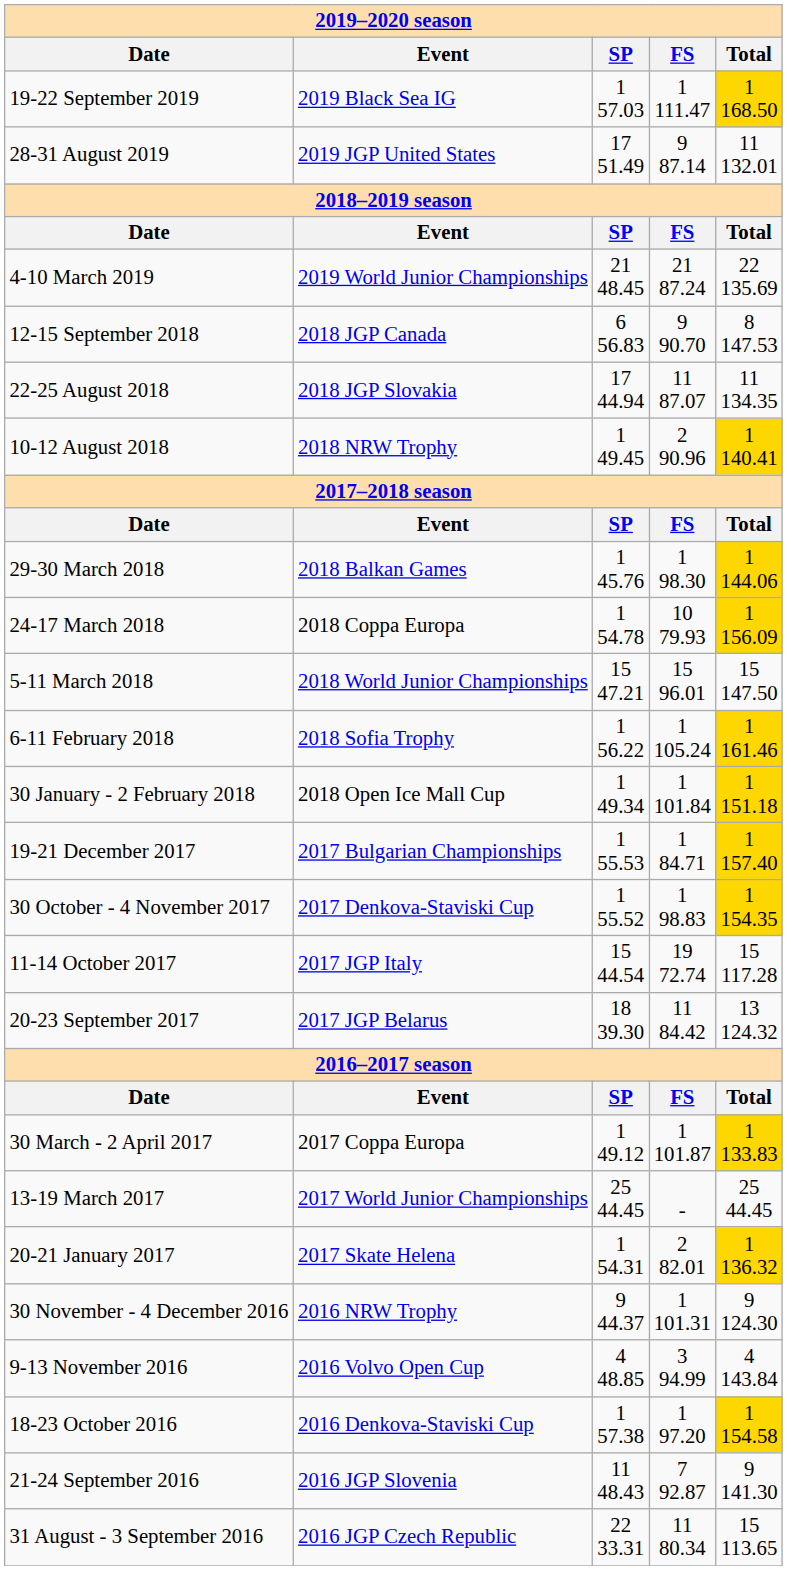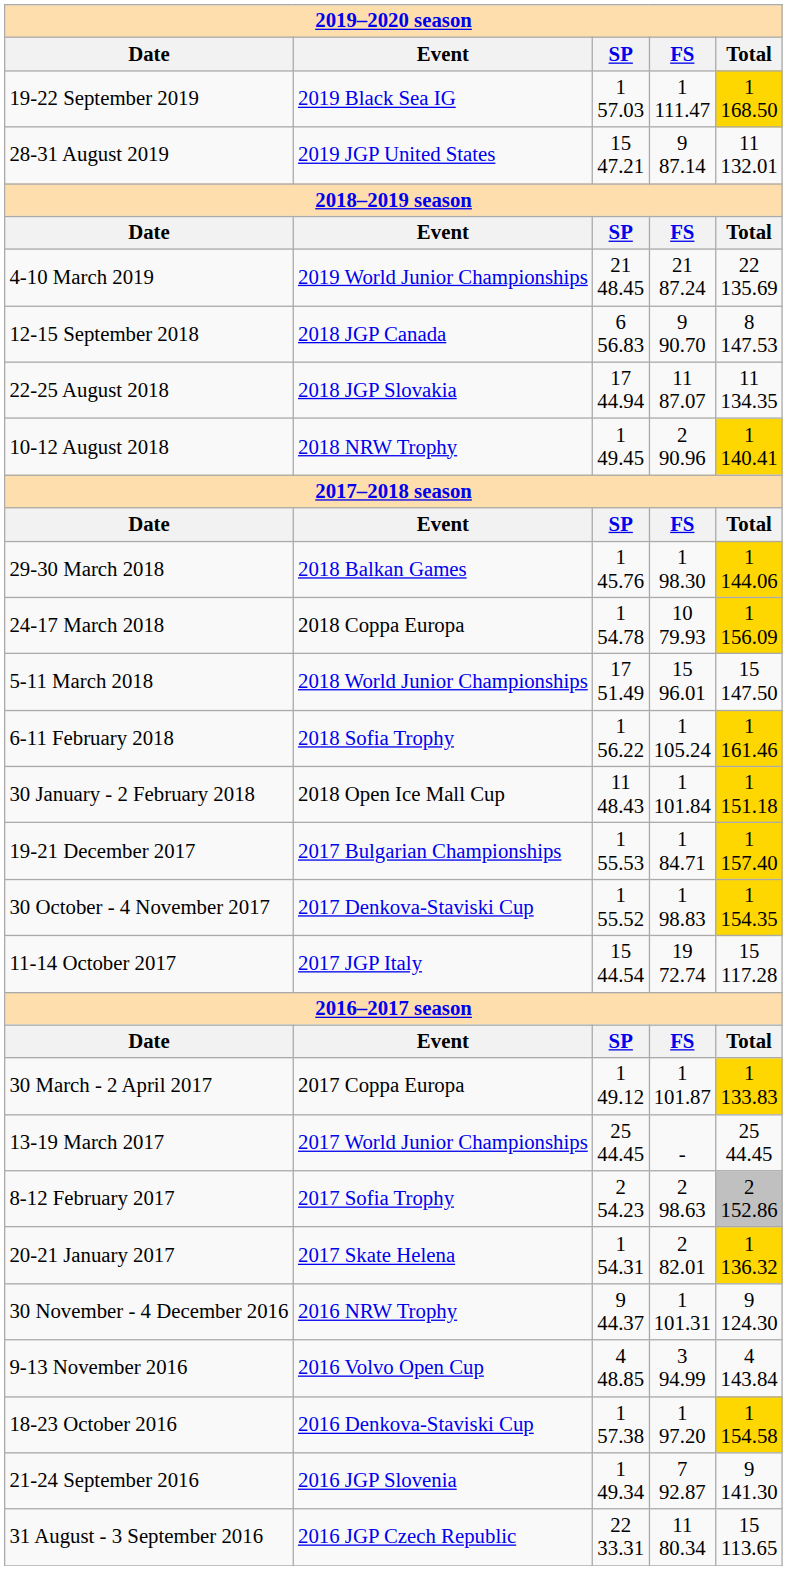(621, 155) 17 51.49 -> (621, 155) 15 47.21
(621, 681) 15 47.21 -> (621, 681) 17 51.49
(621, 794) 1 49.34 -> (621, 794) 11 48.43
- row: (104, 1020)
+ row: (92, 1198)
(621, 1480) 11 48.43 -> (621, 1480) 1 49.34
